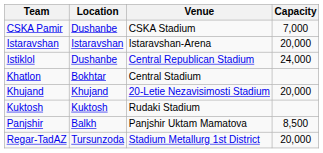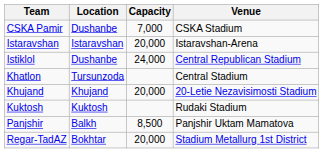columns swapped: (199, 12) <-> (296, 12)
(89, 76) Bokhtar -> (98, 76) Tursunzoda
(98, 140) Tursunzoda -> (89, 140) Bokhtar
